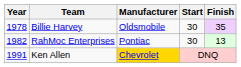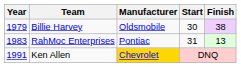(17, 27) 1978 -> (17, 27) 1979
(221, 27) 35 -> (221, 27) 38
(17, 41) 1982 -> (17, 41) 1983
(192, 41) 30 -> (192, 41) 31
